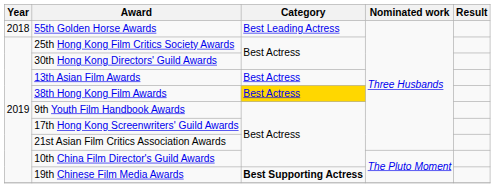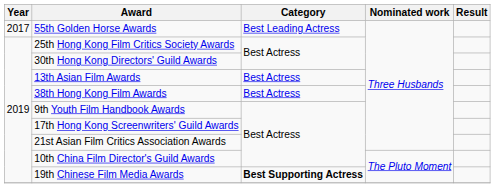(18, 28) 2018 -> (18, 28) 2017
(272, 93) gold background -> (272, 93) no background
